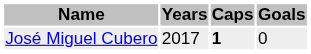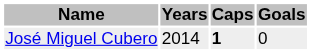(181, 38) 2017 -> (181, 38) 2014
